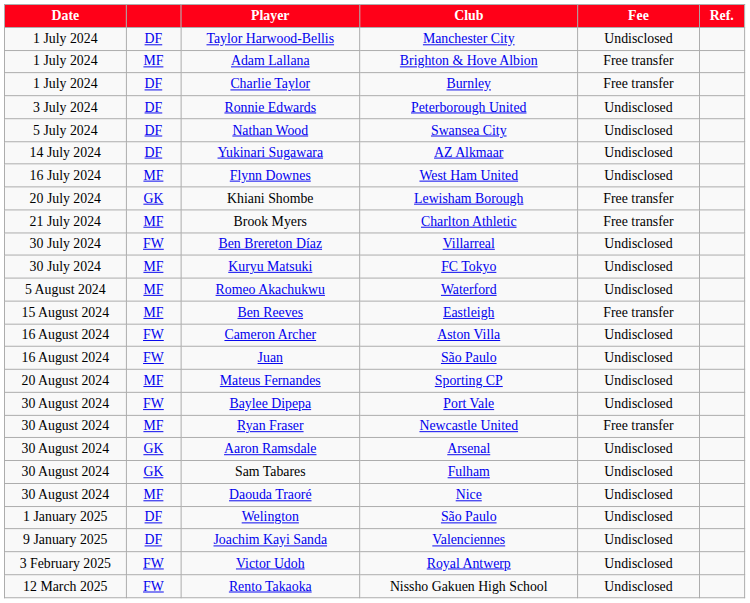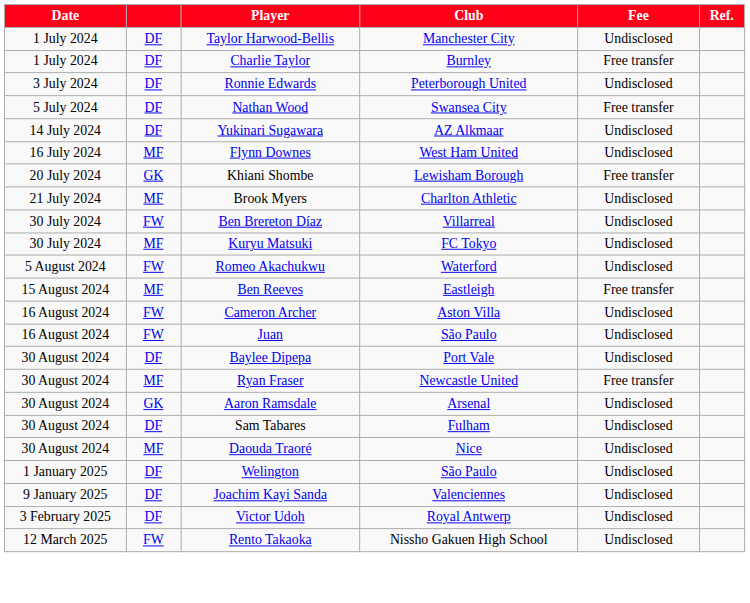- row: (270, 61)
(638, 130) Undisclosed -> (638, 107) Free transfer
(638, 221) Free transfer -> (638, 198) Undisclosed
(153, 289) MF -> (153, 267) FW
- row: (270, 381)
(153, 403) FW -> (153, 358) DF
(153, 472) GK -> (153, 426) DF
(153, 563) FW -> (153, 517) DF
